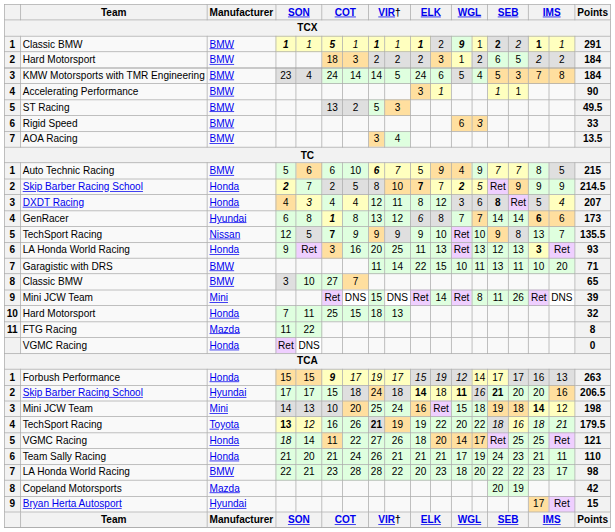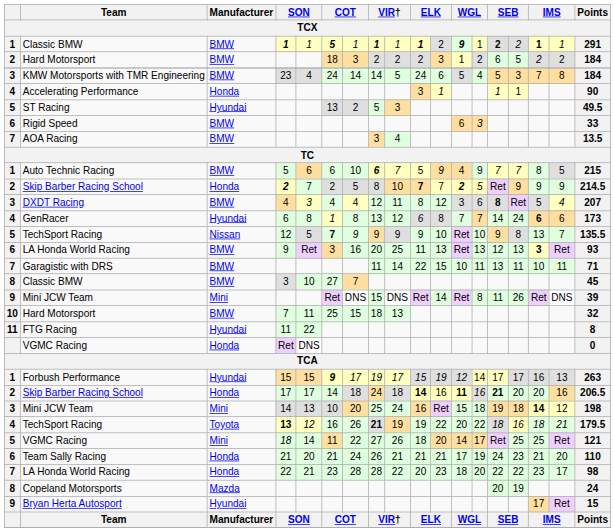(222, 91) BMW -> (224, 91) Honda
(222, 107) BMW -> (228, 107) Hyundai
(224, 202) Honda -> (222, 202) BMW
(332, 218) bold -> (332, 218) normal
(518, 218) 14 -> (518, 218) 24
(224, 250) Honda -> (222, 250) BMW
(562, 266) 20 -> (562, 266) 11
(593, 282) 65 -> (593, 282) 45
(224, 313) Honda -> (222, 313) BMW
(225, 329) Mazda -> (228, 329) Hyundai
(224, 377) Honda -> (228, 377) Hyundai
(228, 393) Hyundai -> (224, 393) Honda
(332, 393) 15 -> (332, 393) 14
(441, 393) 18 -> (441, 393) 16
(224, 440) Honda -> (219, 440) Mini
(562, 456) 11 -> (562, 456) 20
(222, 472) BMW -> (224, 472) Honda
(593, 488) 42 -> (593, 488) 24
